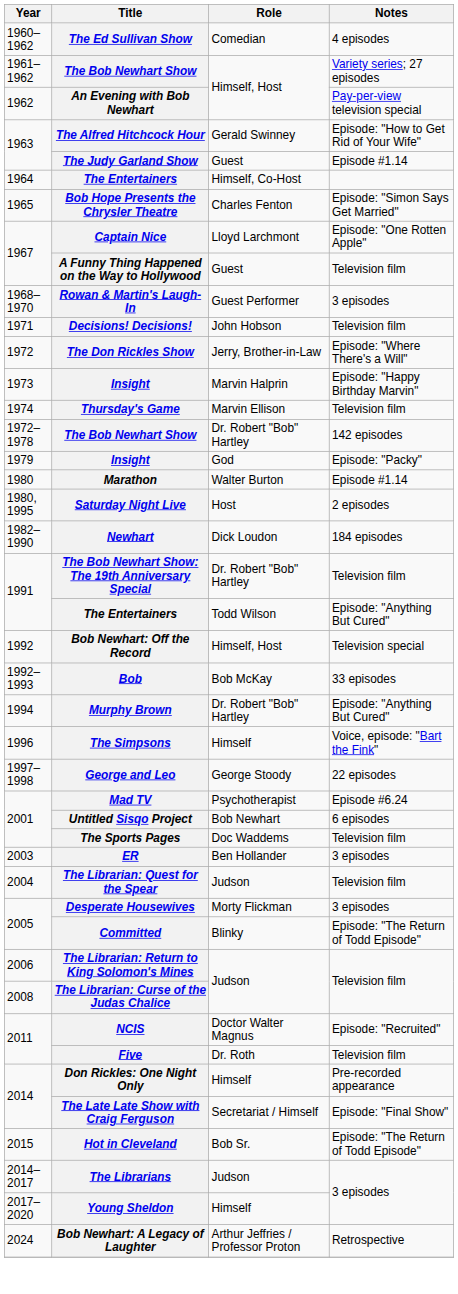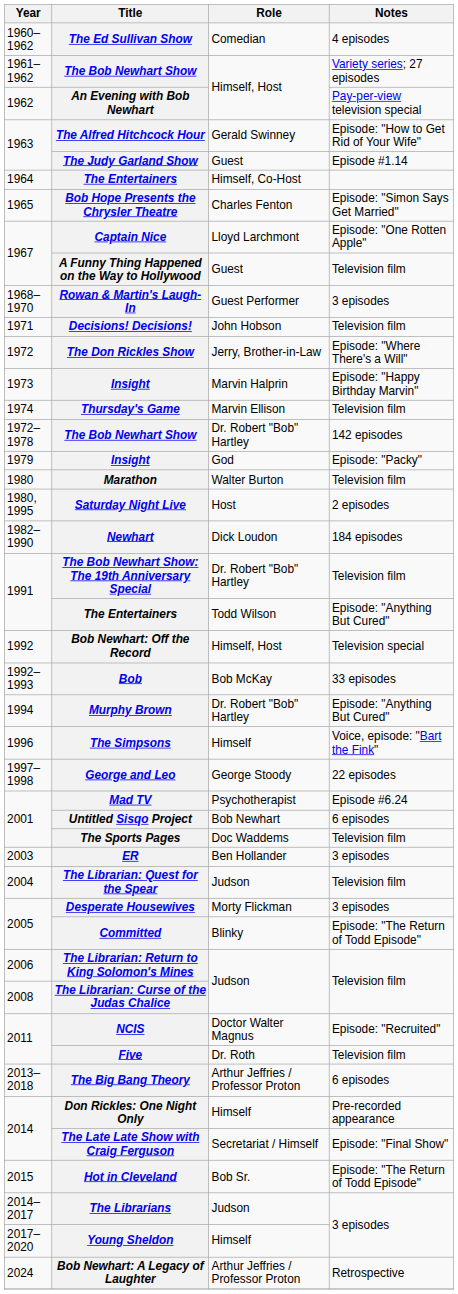(370, 479) Episode #1.14 -> (369, 479) Television film
+ row: (24, 1080)
